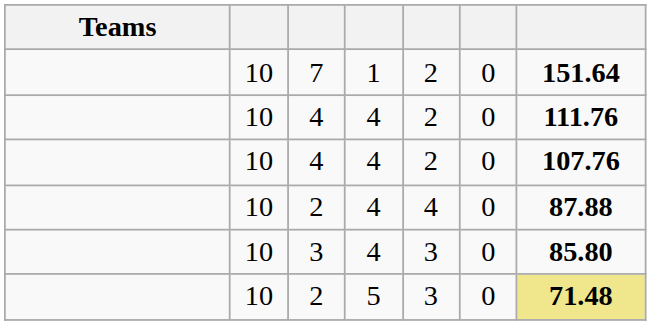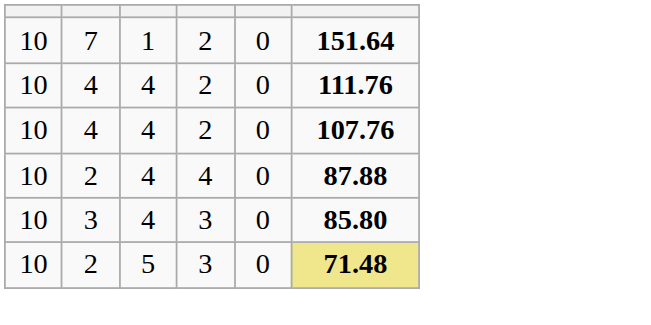- column: (118, 26)
